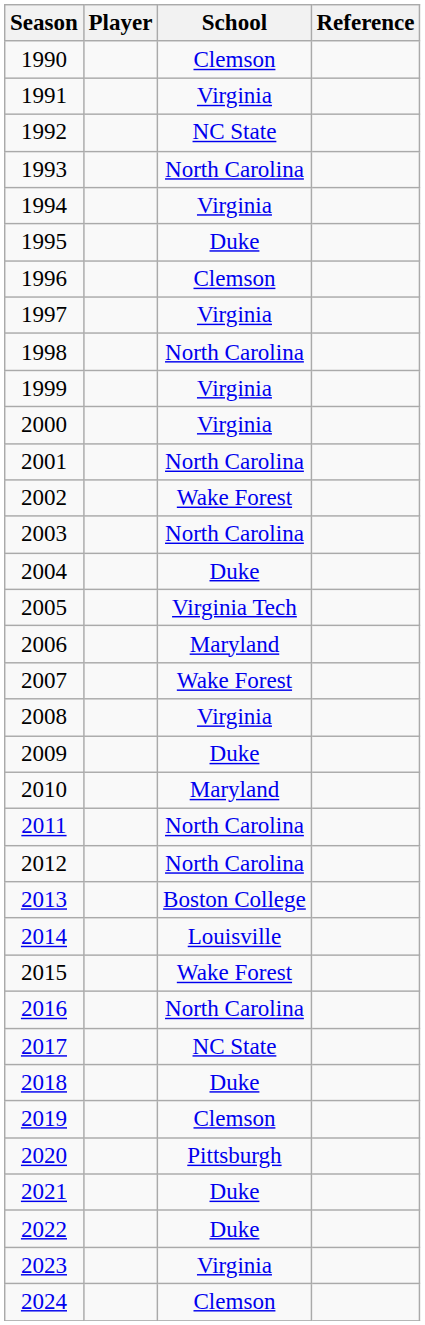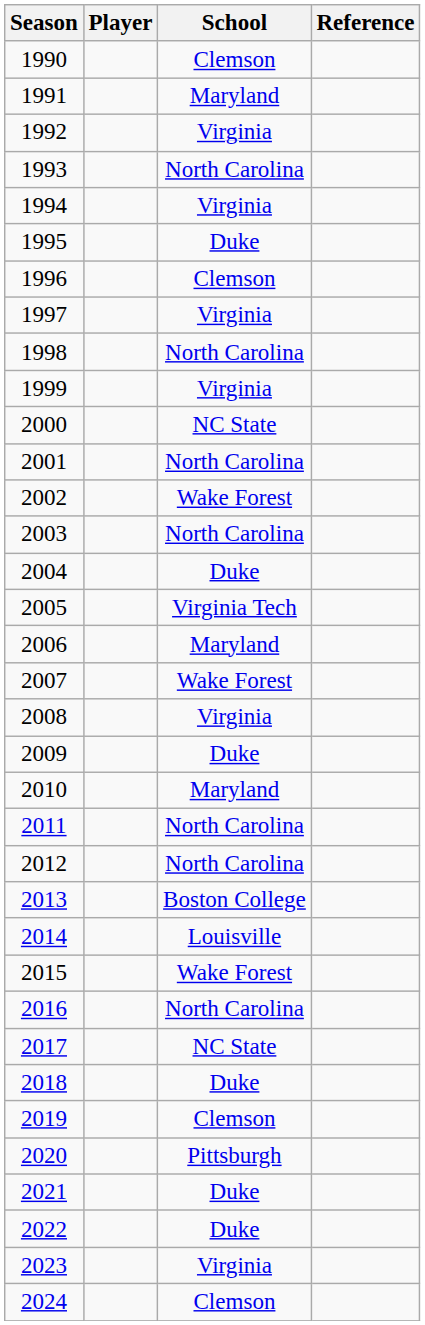(234, 95) Virginia -> (234, 95) Maryland
(234, 132) NC State -> (234, 132) Virginia
(234, 424) Virginia -> (234, 424) NC State
